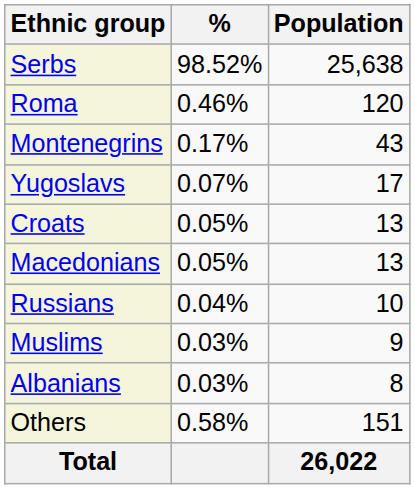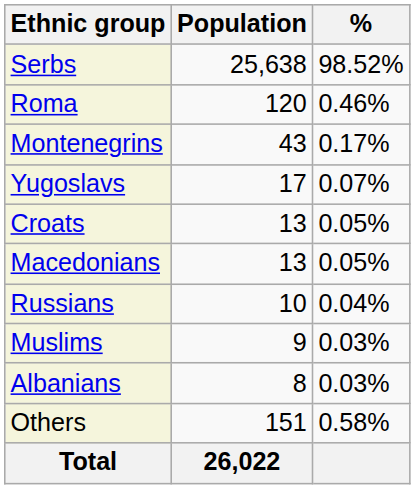columns swapped: (339, 24) <-> (220, 24)
